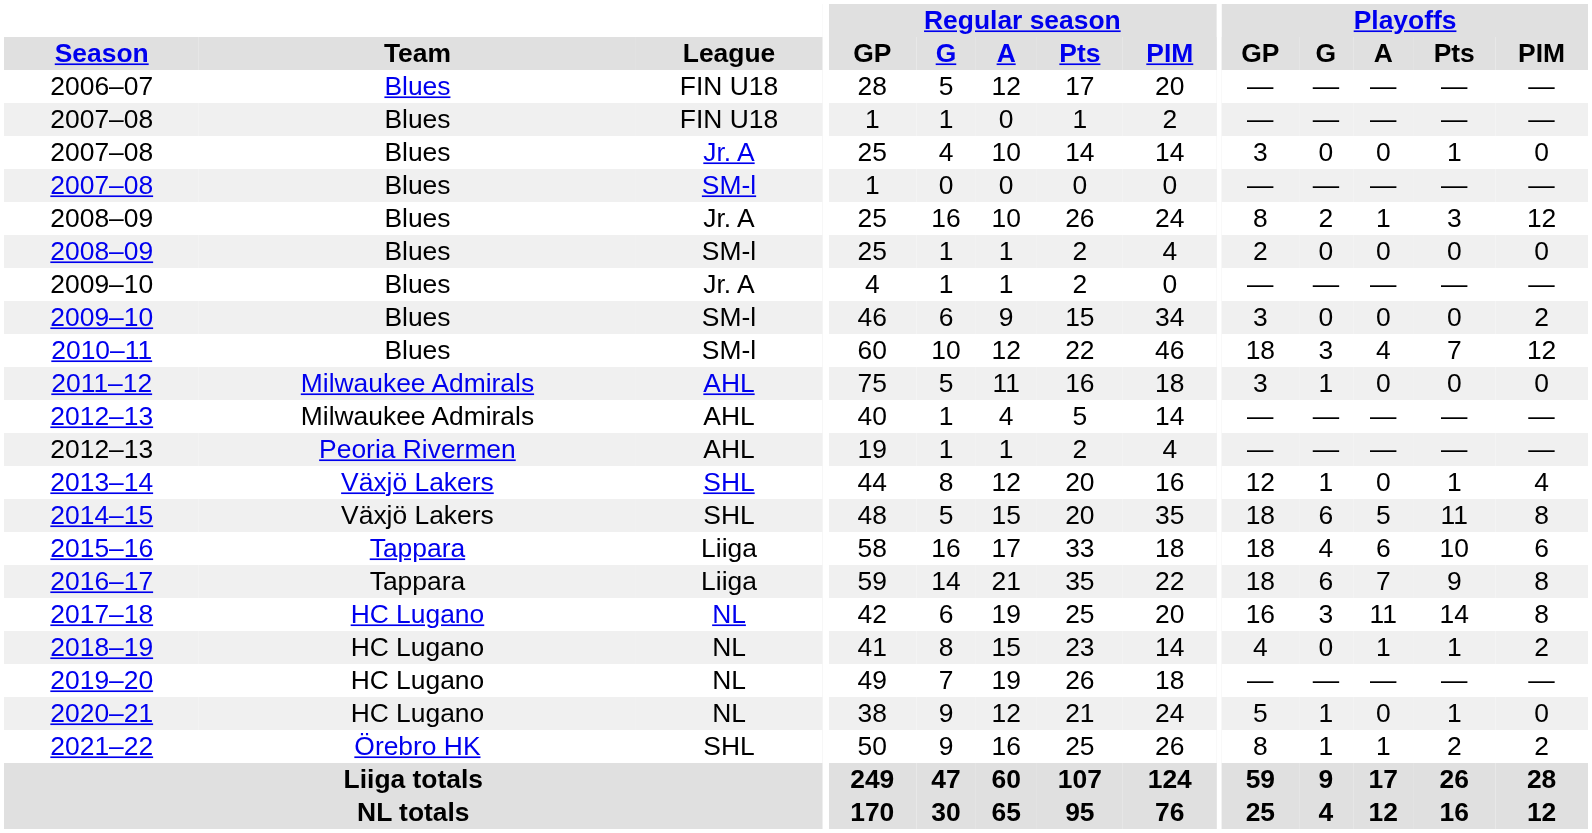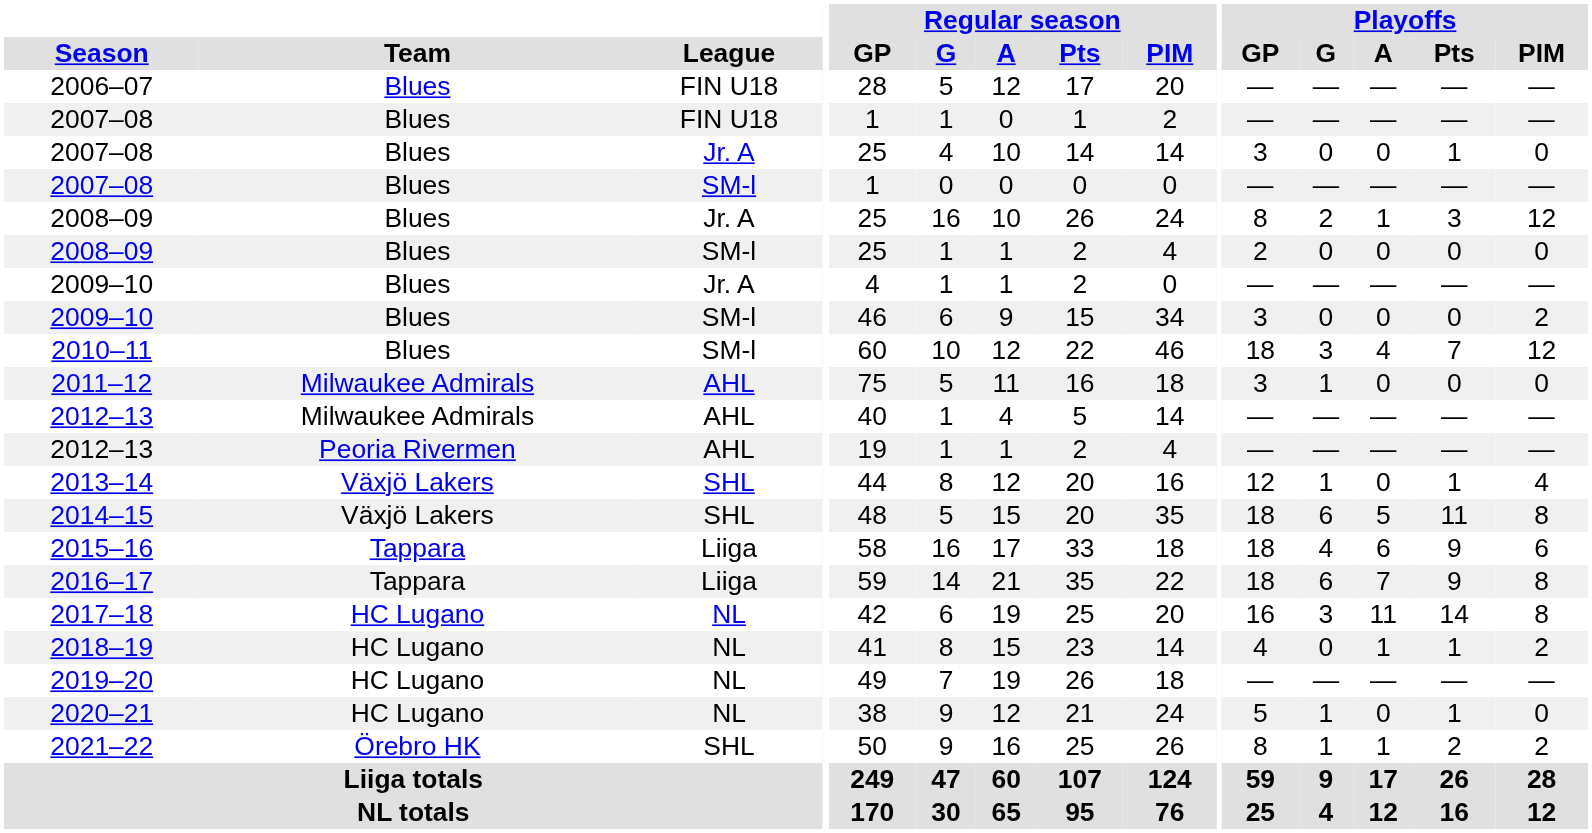(1454, 548) 10 -> (1454, 548) 9
